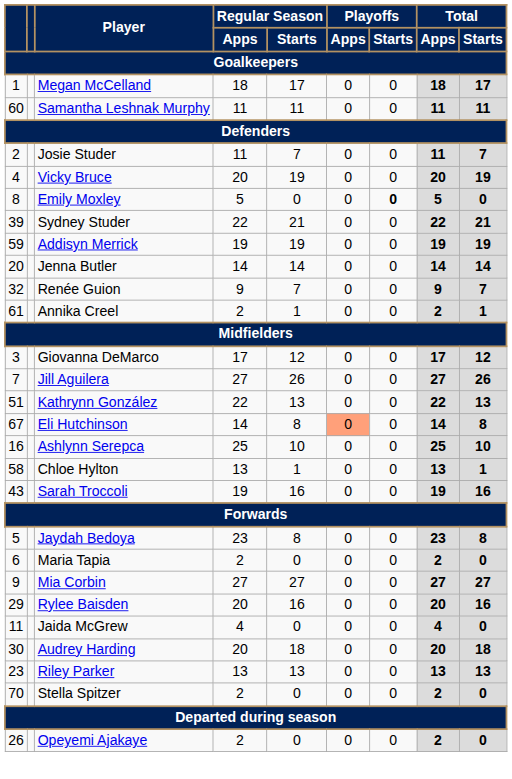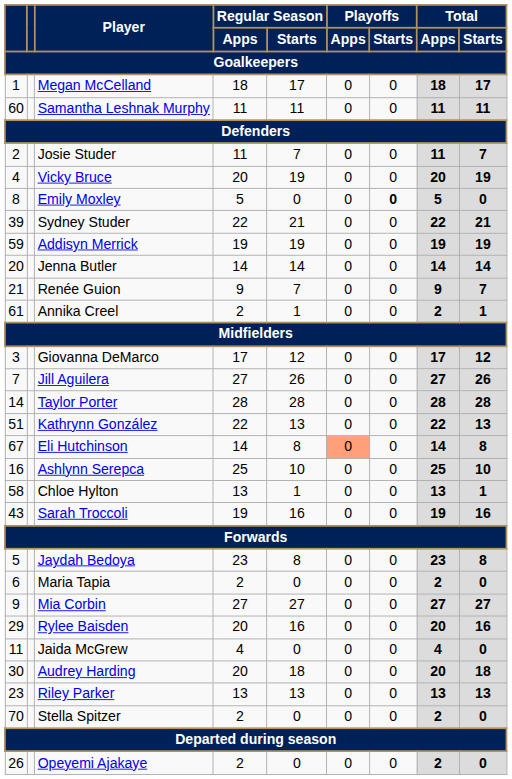(16, 288) 32 -> (16, 288) 21
+ row: (78, 402)
